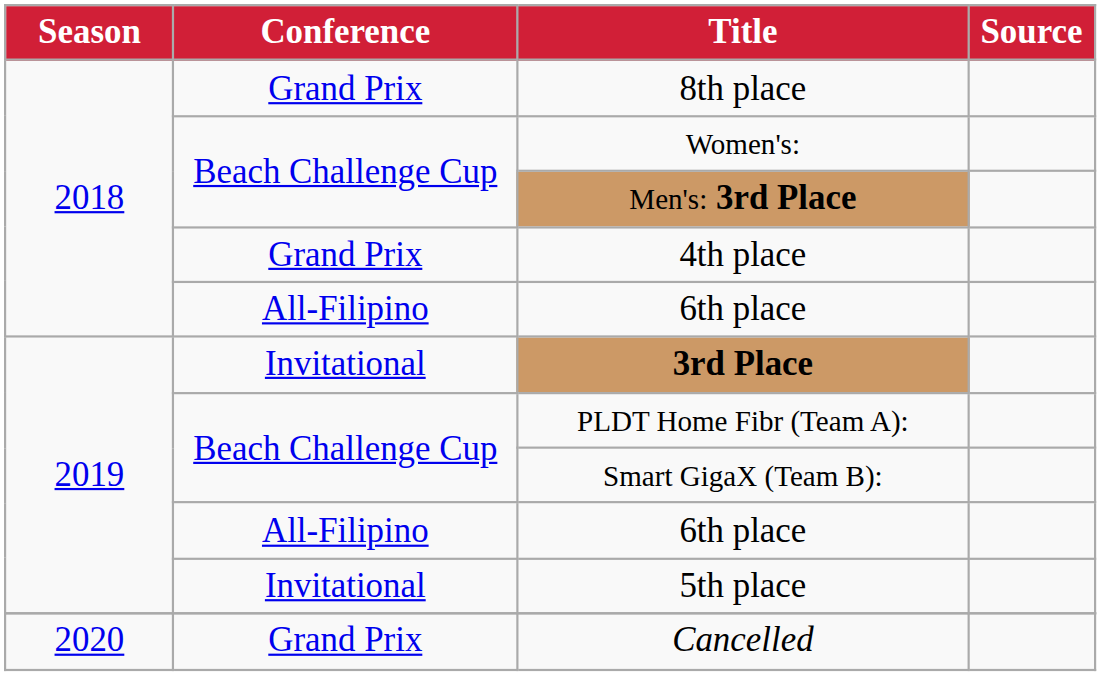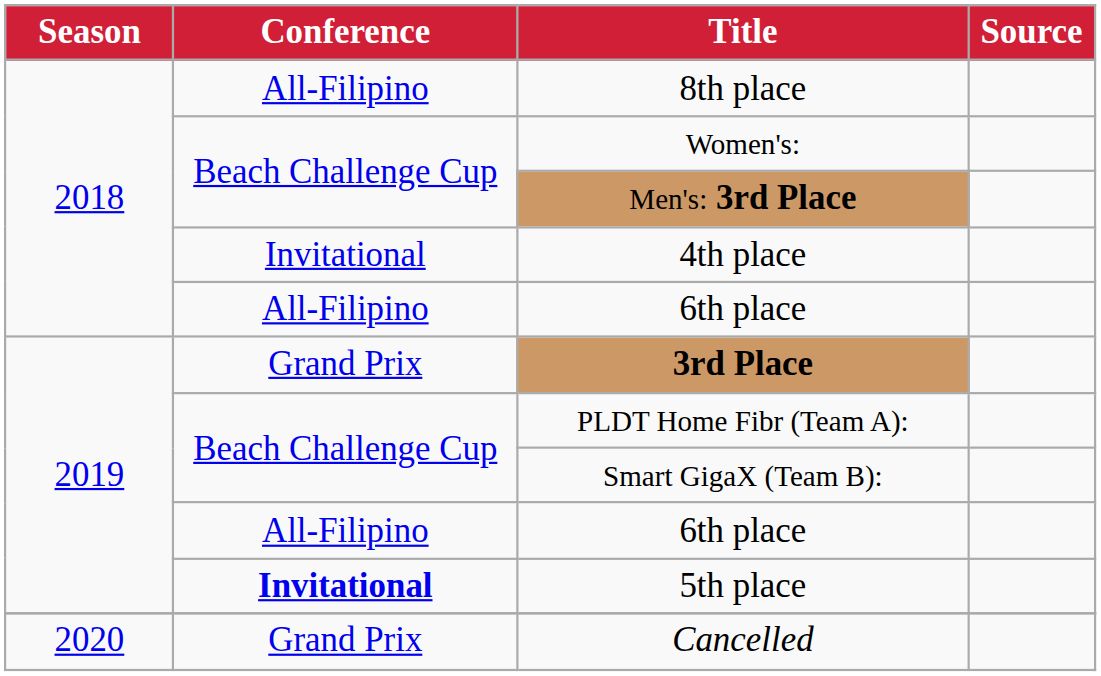(345, 87) Grand Prix -> (345, 87) All-Filipino
(345, 253) Grand Prix -> (345, 253) Invitational
(345, 364) Invitational -> (345, 364) Grand Prix
(345, 585) normal -> (345, 585) bold
